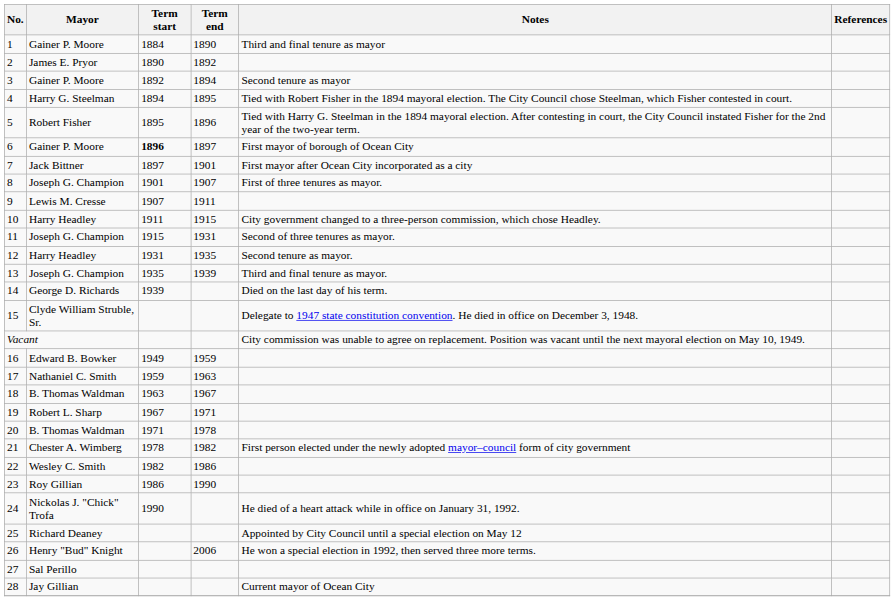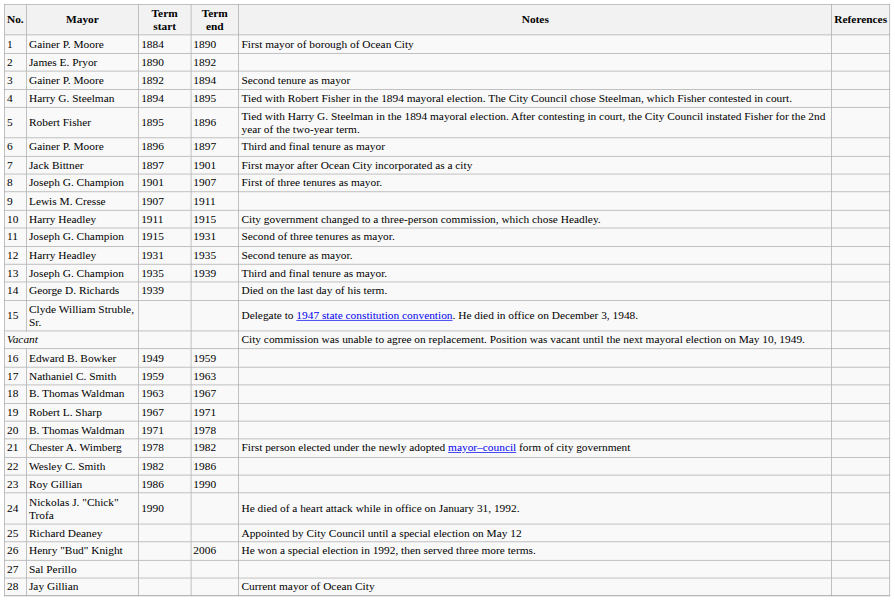(313, 44) Third and final tenure as mayor -> (328, 44) First mayor of borough of Ocean City
(152, 147) bold -> (152, 147) normal
(328, 147) First mayor of borough of Ocean City -> (313, 147) Third and final tenure as mayor
